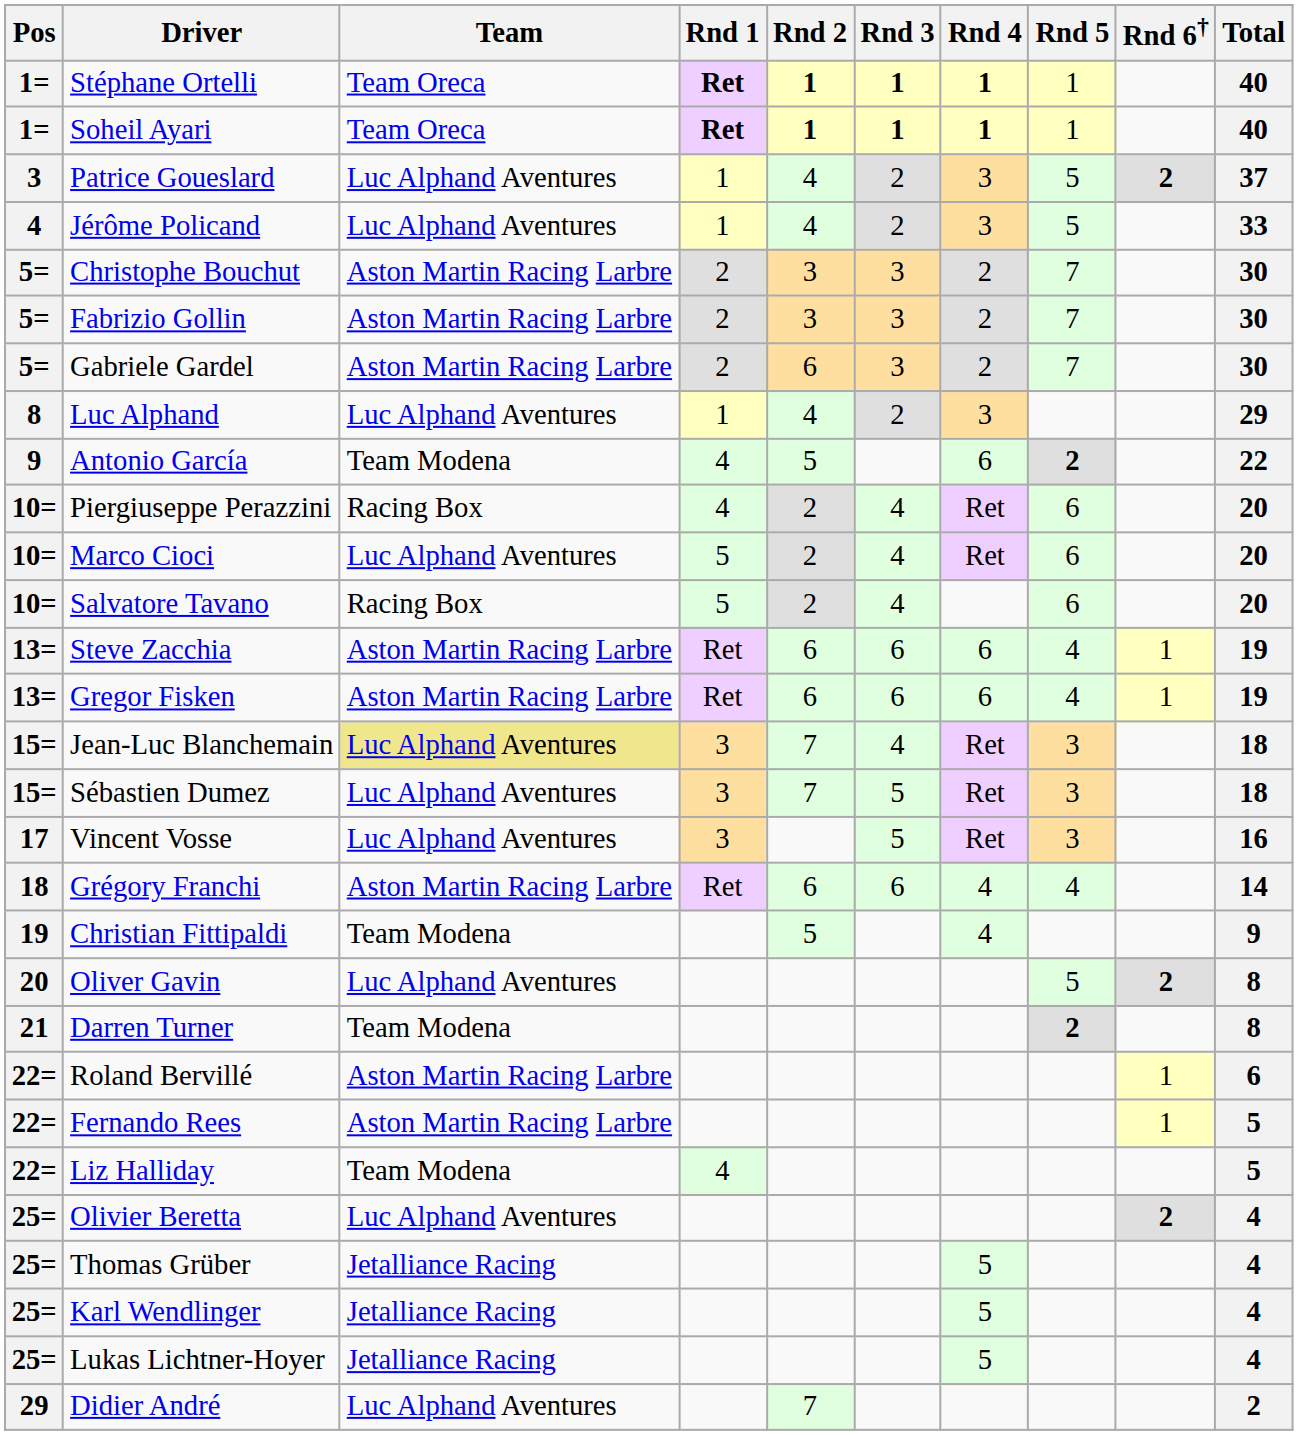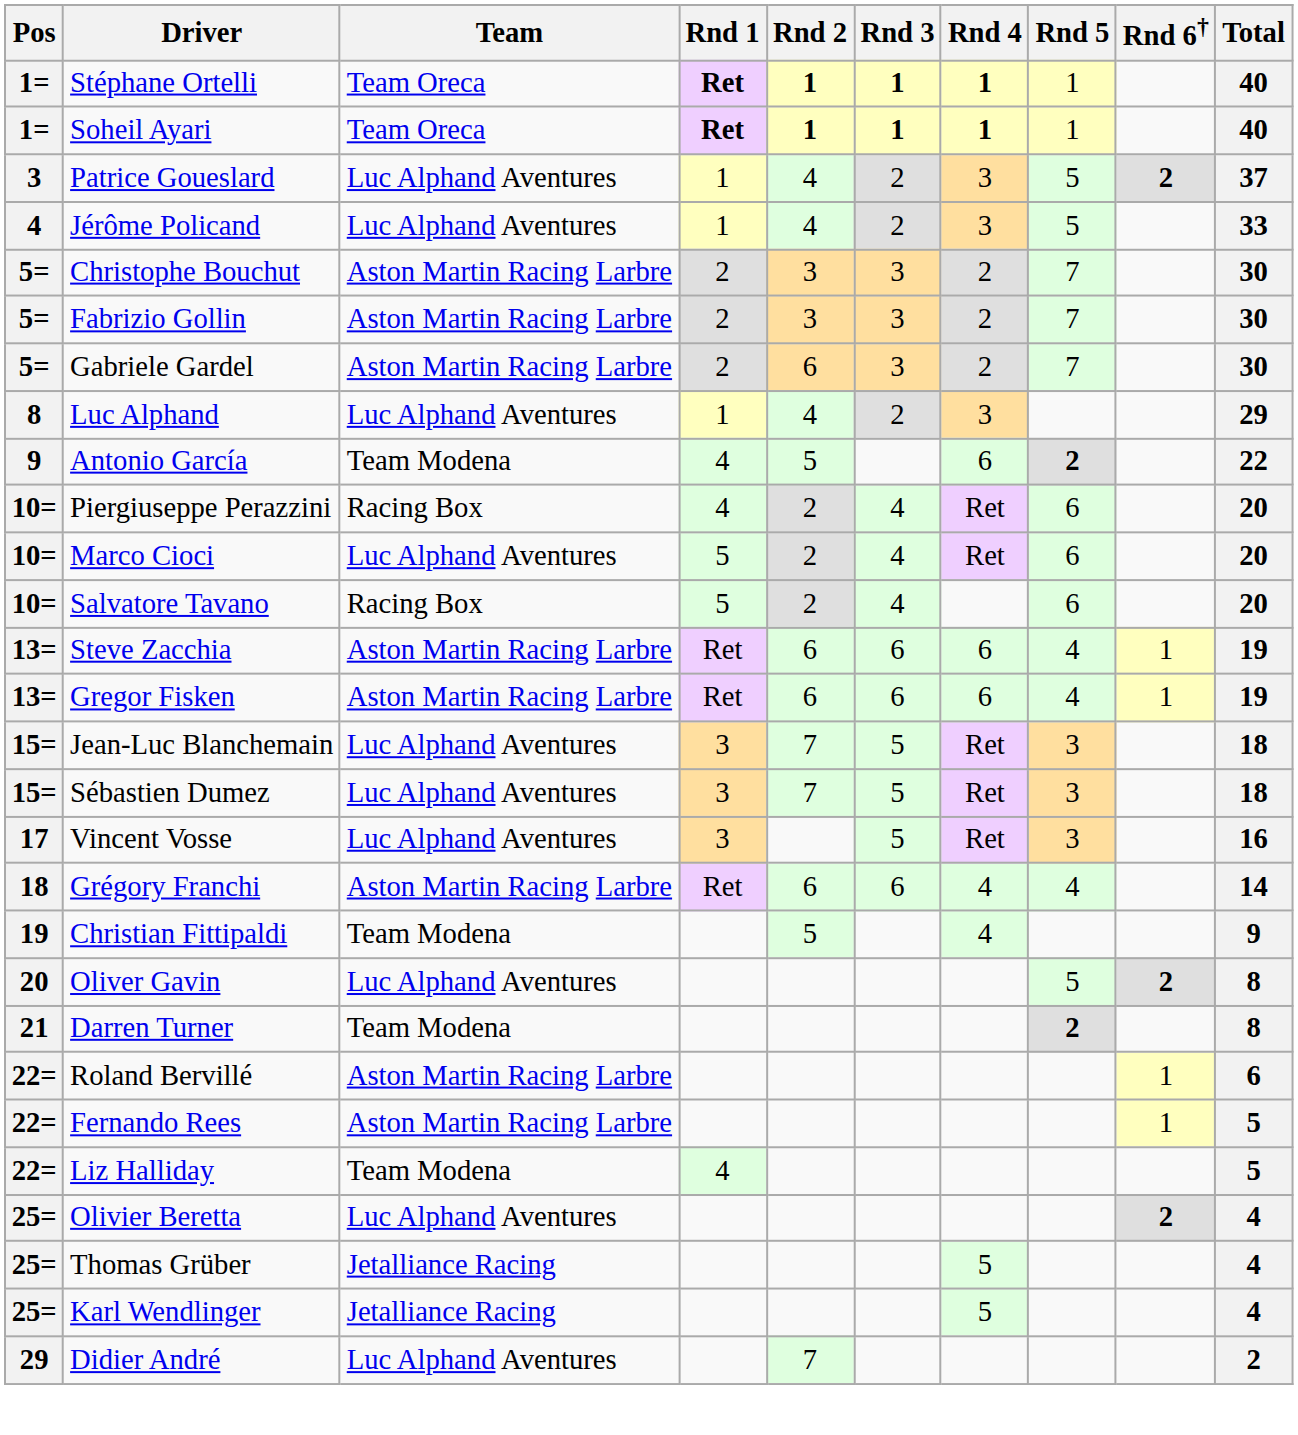(482, 745) khaki background -> (482, 745) no background
(897, 745) 4 -> (897, 745) 5
- row: (197, 1359)
